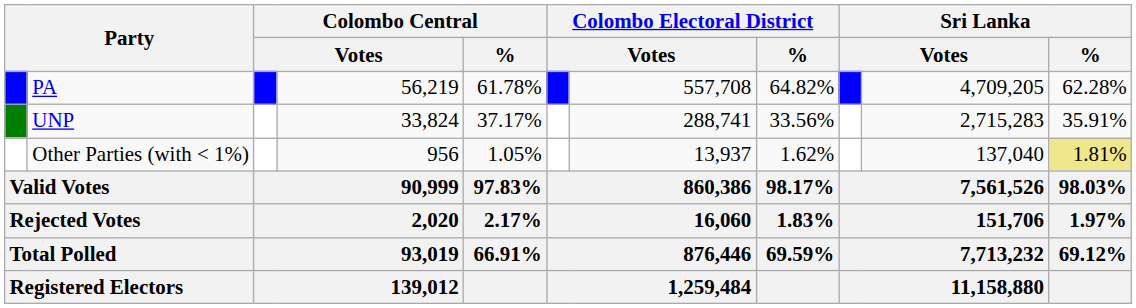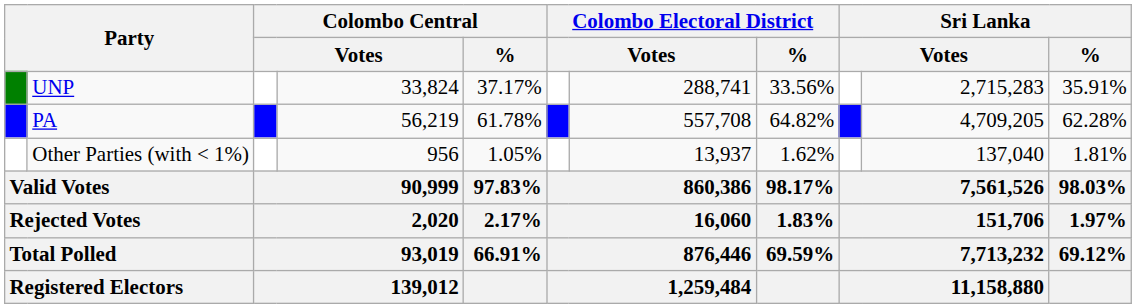rows swapped: (45, 87) <-> (53, 120)
(1100, 154) khaki background -> (1100, 154) no background
